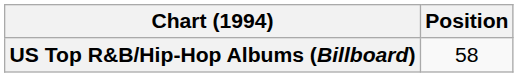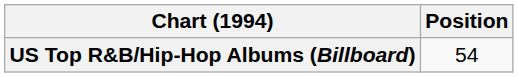(467, 54) 58 -> (467, 54) 54
